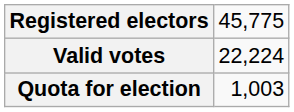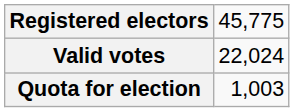(251, 55) 22,224 -> (251, 55) 22,024
